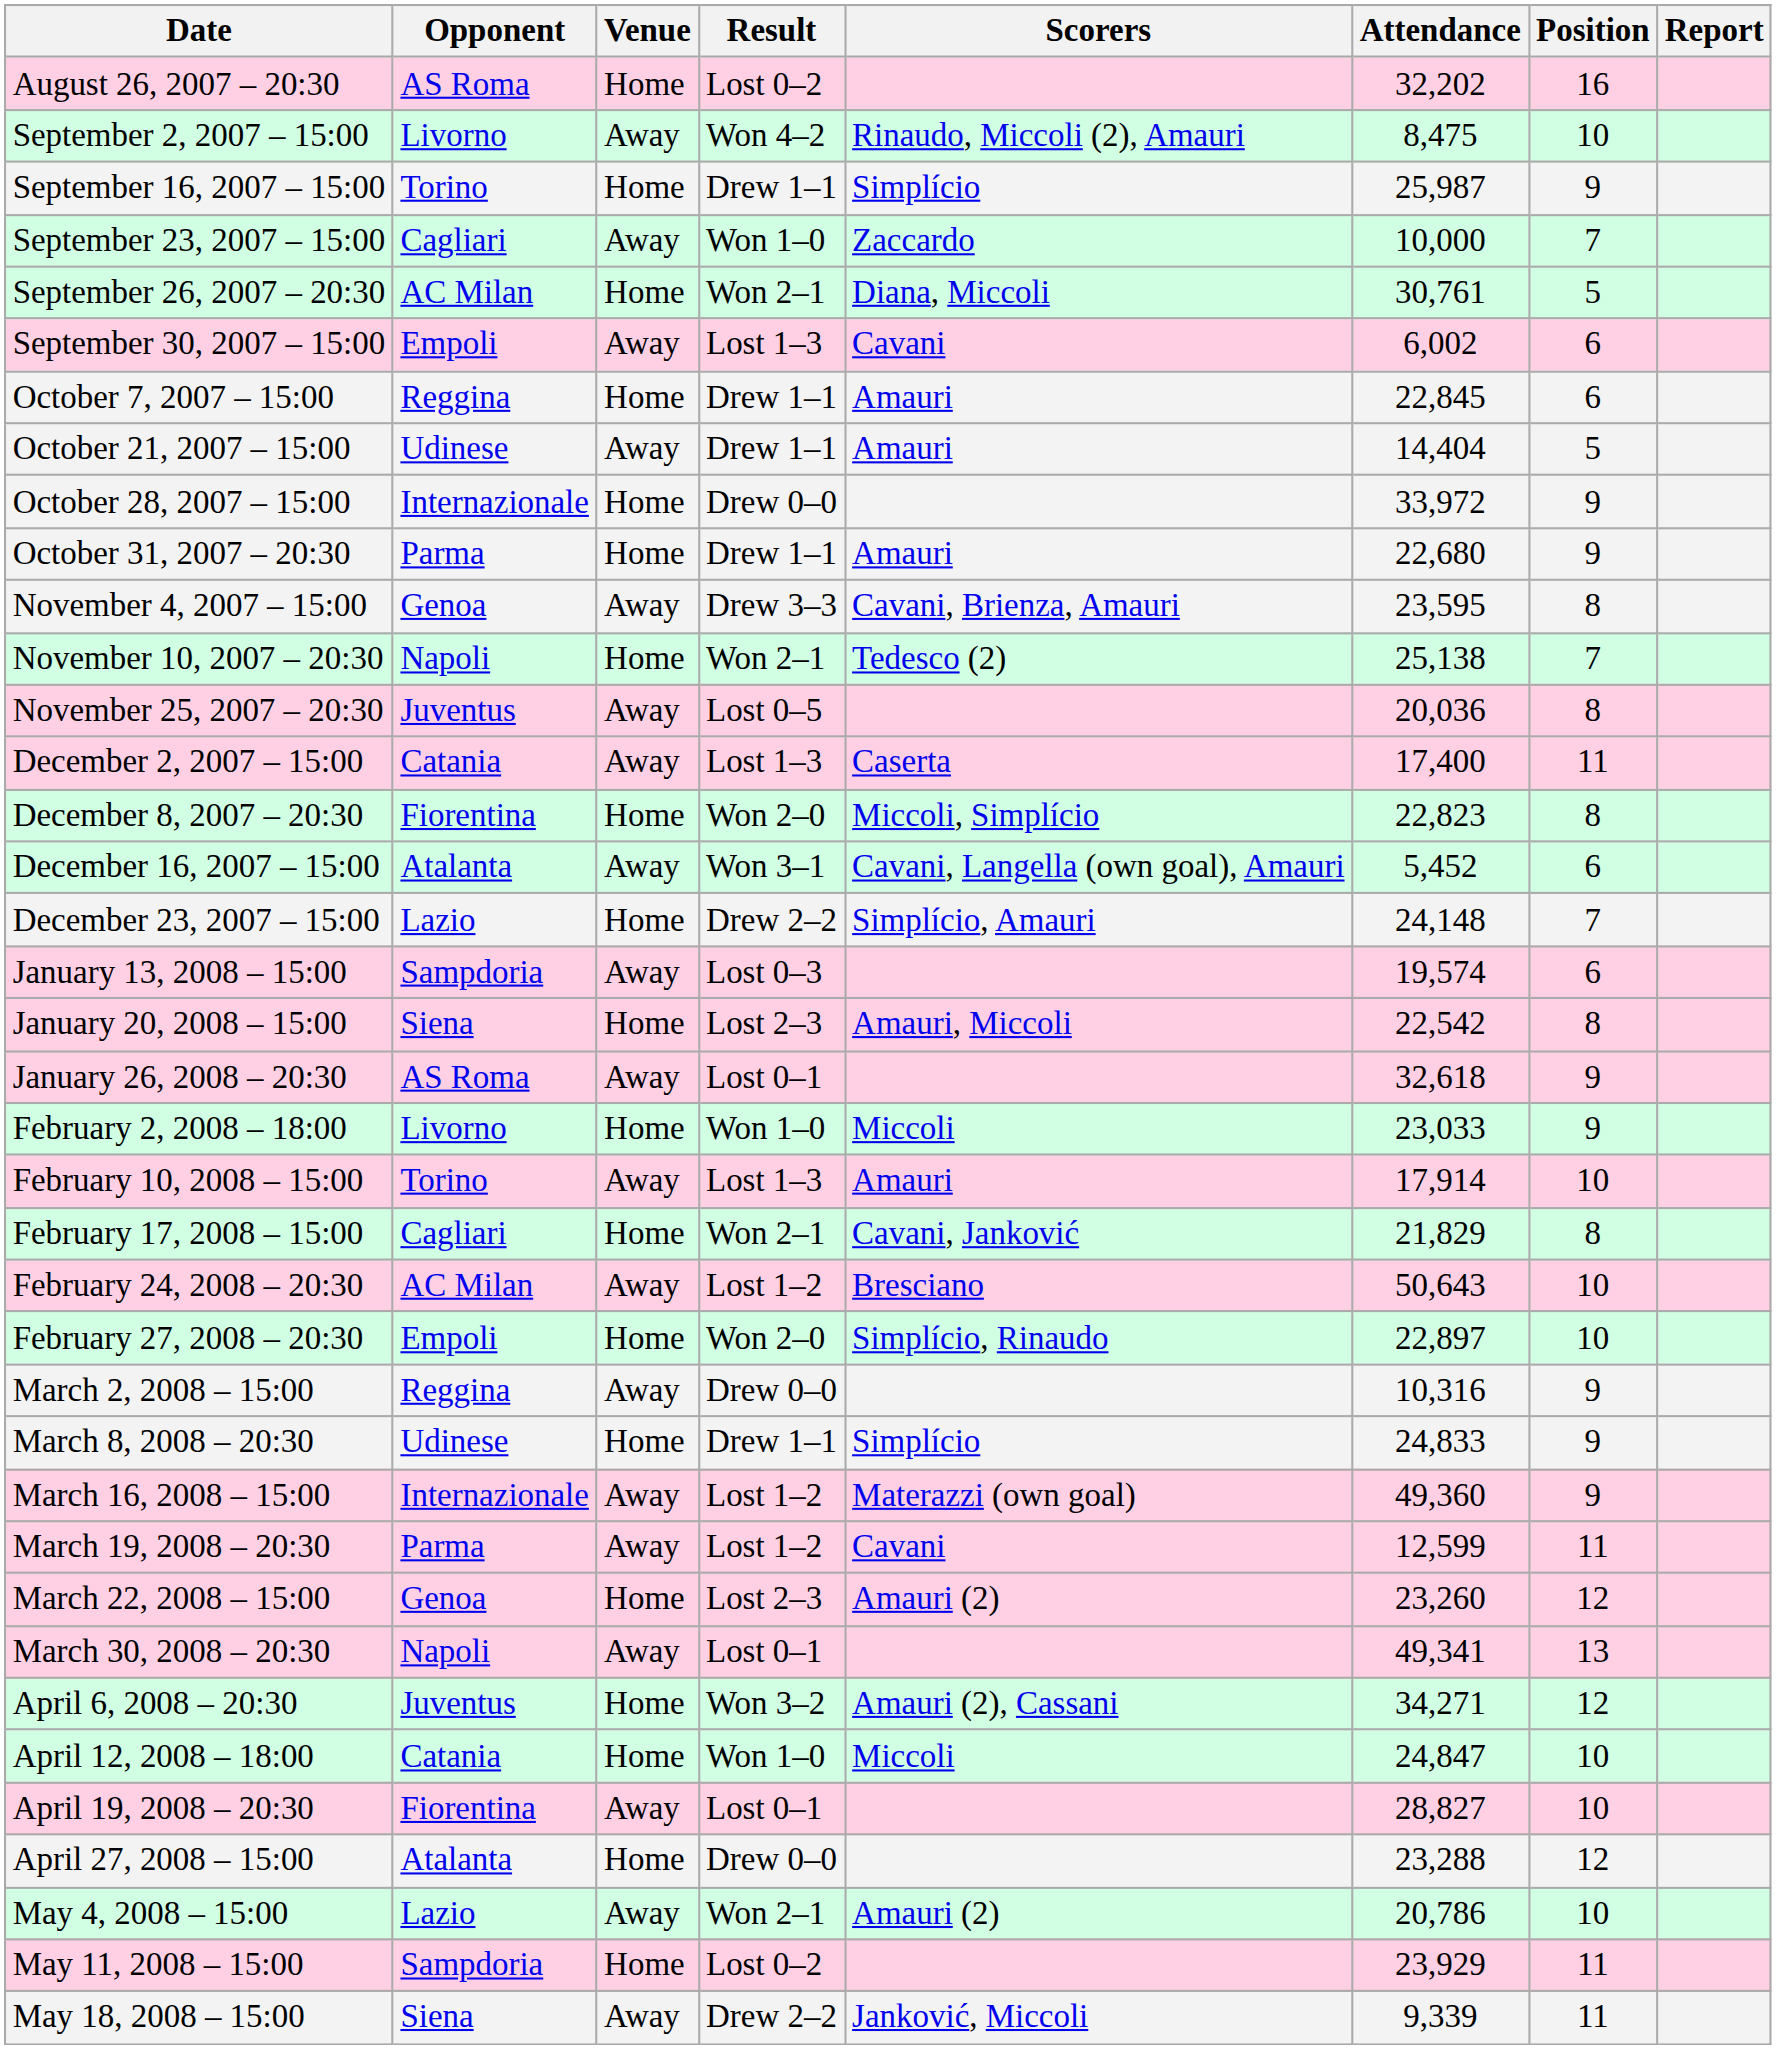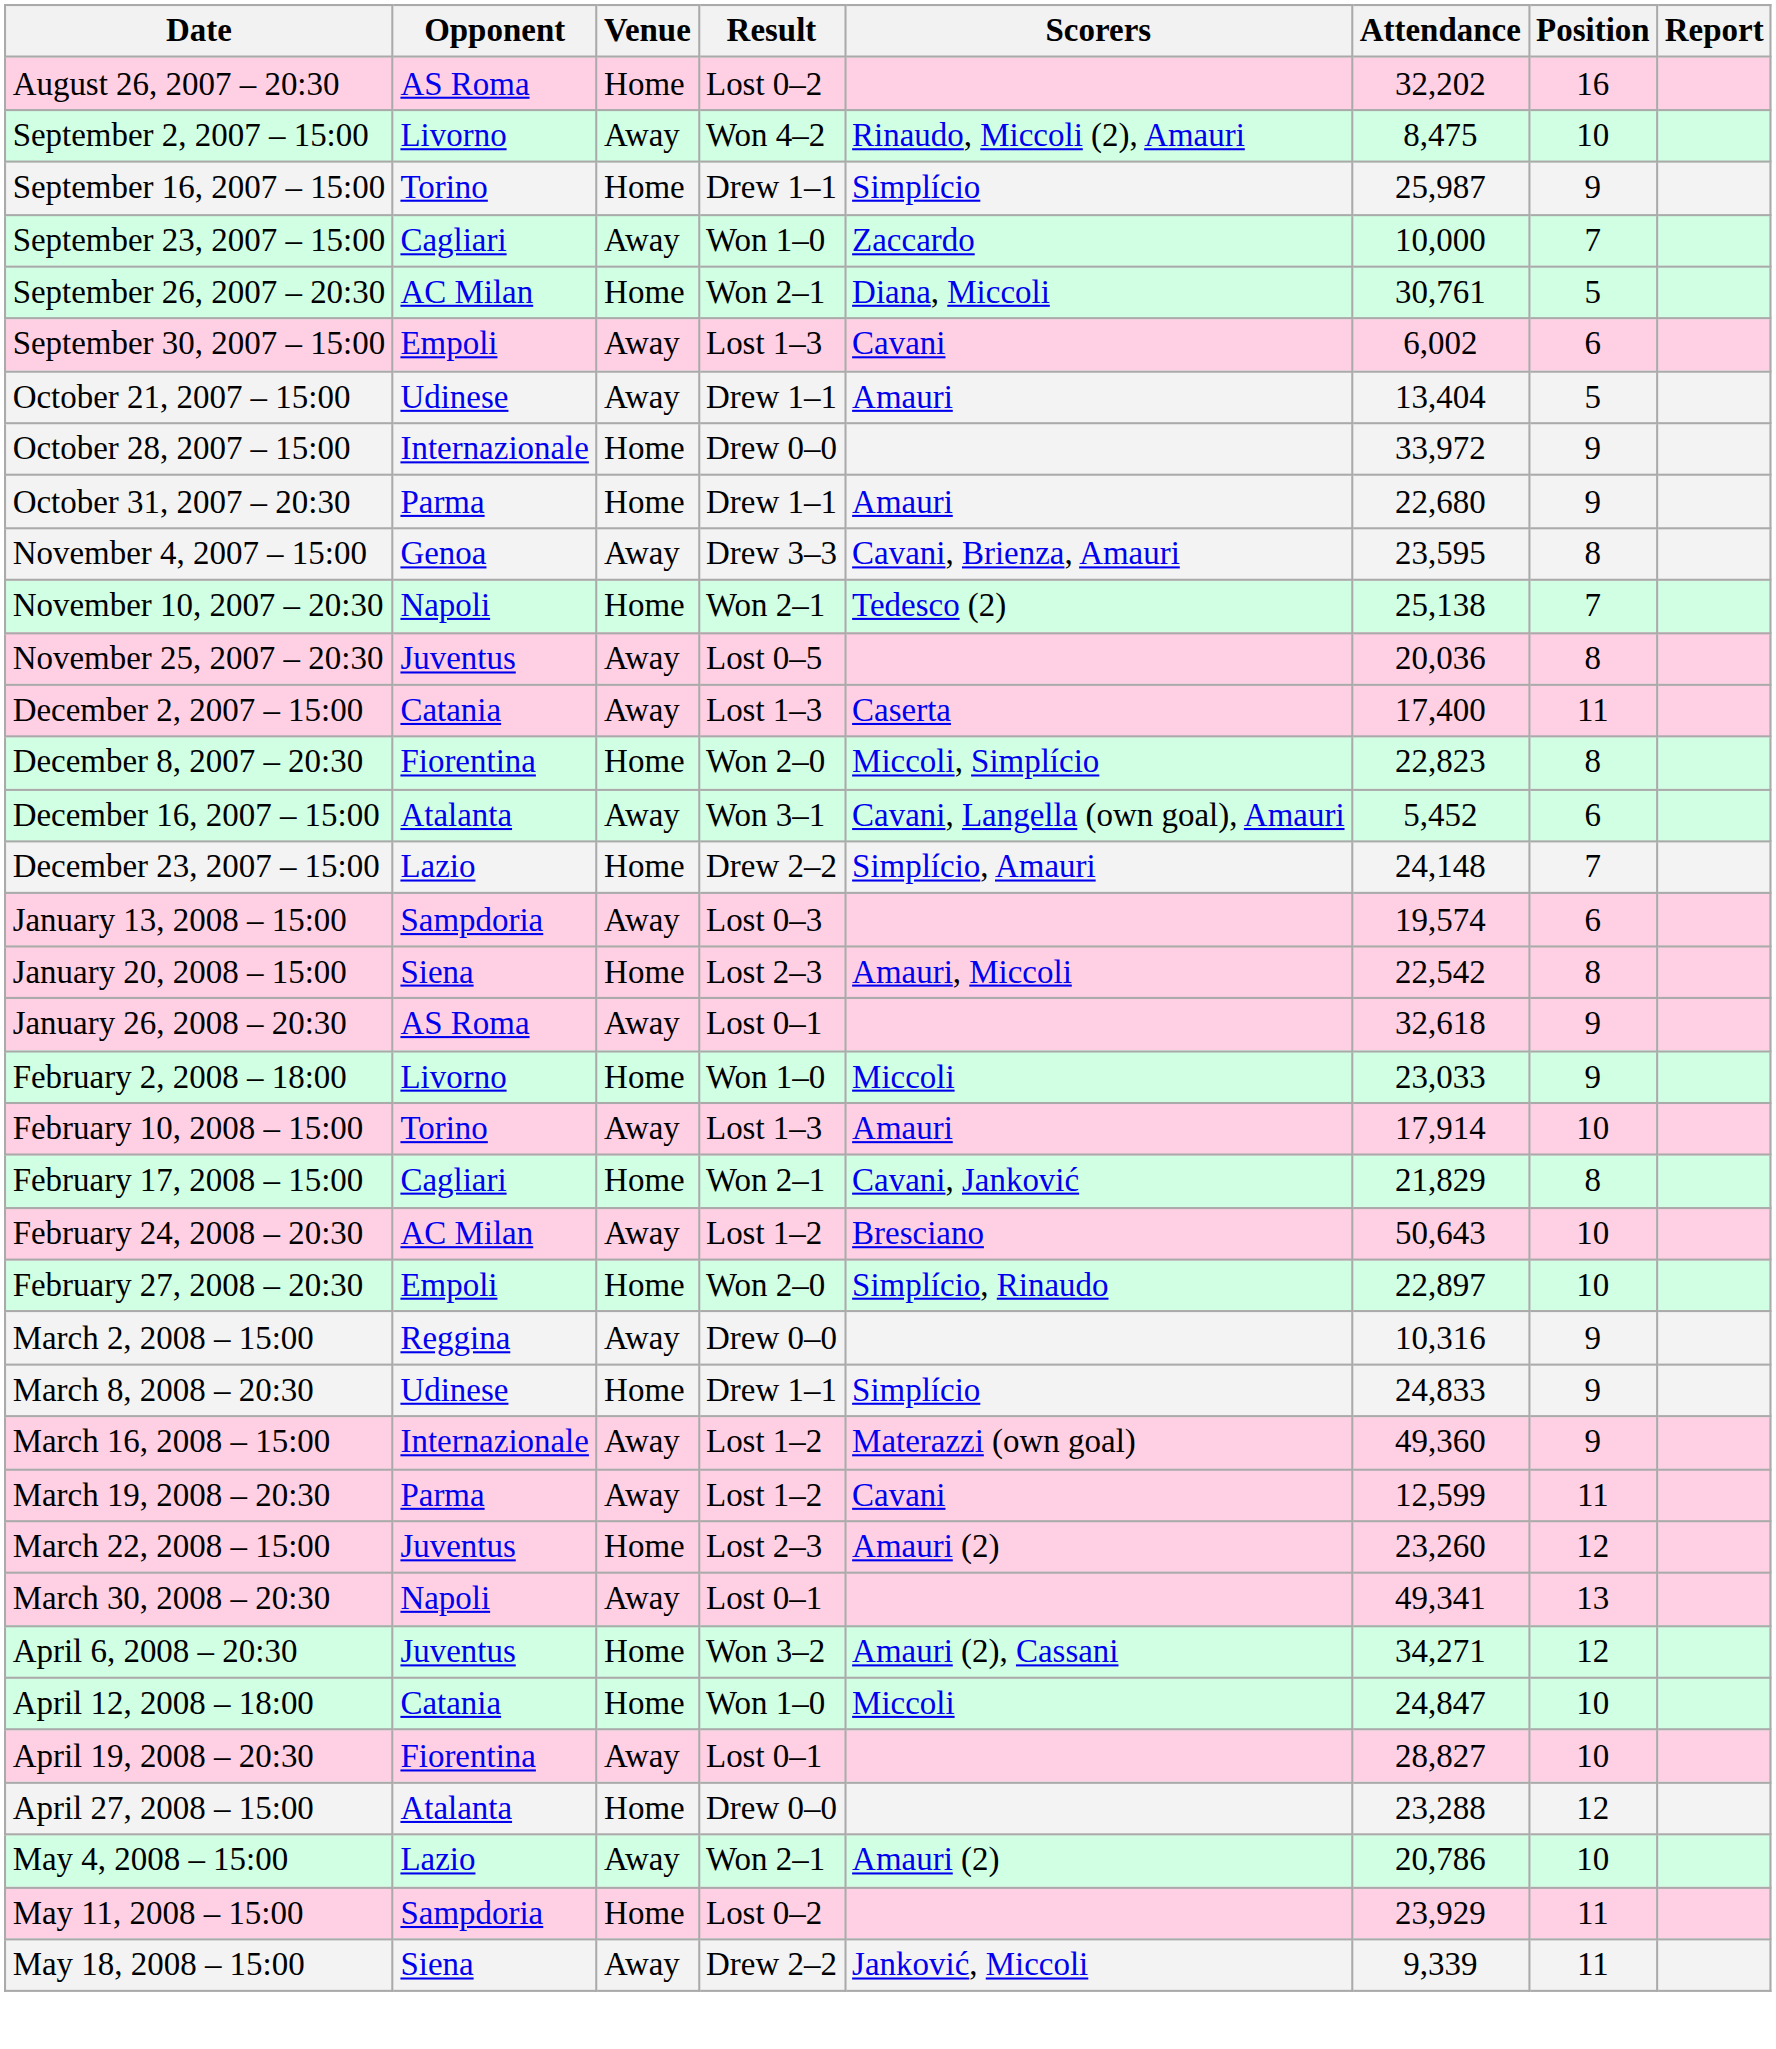- row: (173, 396)
(1440, 448) 14,404 -> (1440, 396) 13,404
(443, 1598) Genoa -> (458, 1546) Juventus
